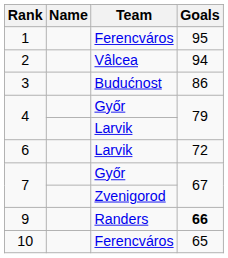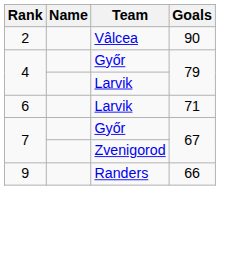- row: (25, 38)
(200, 60) 94 -> (192, 38) 90
- row: (25, 83)
(200, 151) 72 -> (192, 106) 71
(200, 219) bold -> (192, 173) normal
- row: (25, 241)
